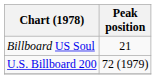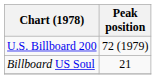rows swapped: (52, 64) <-> (51, 45)
